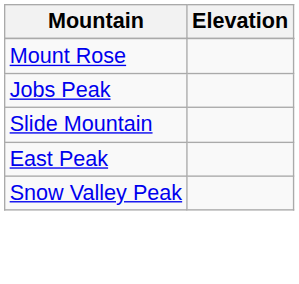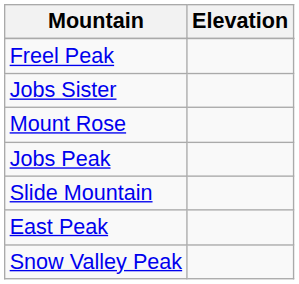+ row: (62, 55)
+ row: (63, 90)
